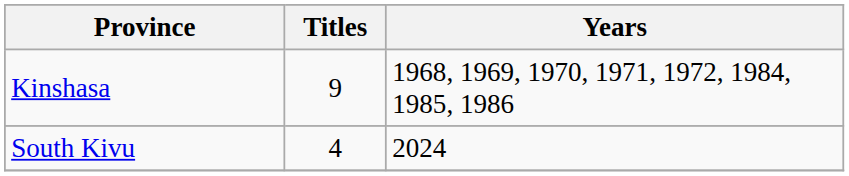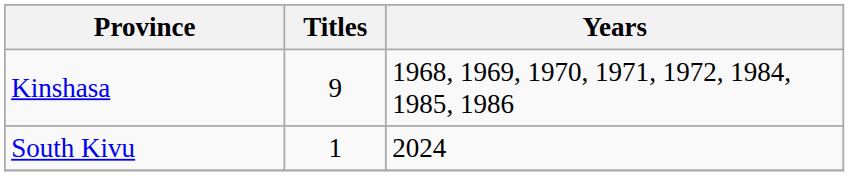(335, 148) 4 -> (335, 148) 1
